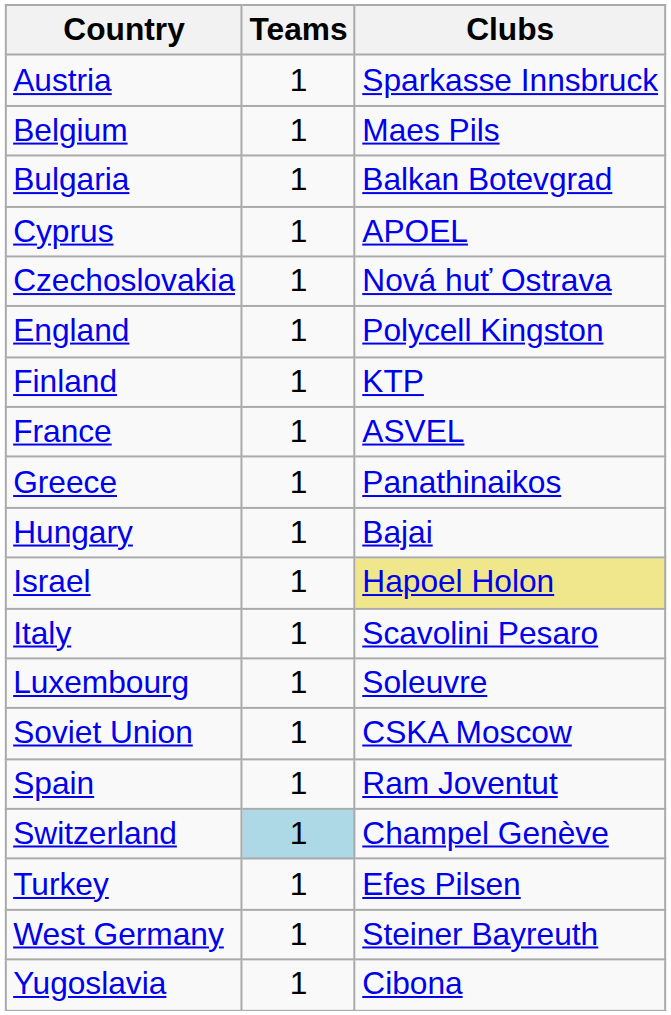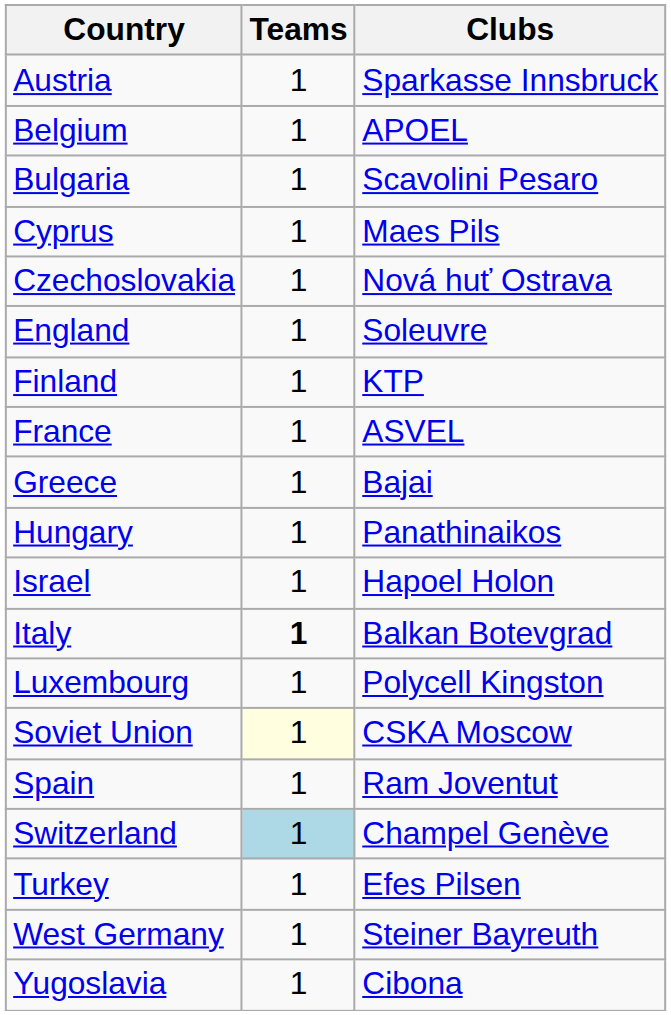(431, 130) Maes Pils -> (415, 130) APOEL
(487, 180) Balkan Botevgrad -> (480, 180) Scavolini Pesaro
(415, 230) APOEL -> (431, 230) Maes Pils
(483, 331) Polycell Kingston -> (425, 331) Soleuvre
(462, 481) Panathinaikos -> (397, 481) Bajai
(397, 532) Bajai -> (462, 532) Panathinaikos
(458, 582) khaki background -> (458, 582) no background
(299, 632) normal -> (299, 632) bold
(480, 632) Scavolini Pesaro -> (487, 632) Balkan Botevgrad
(425, 682) Soleuvre -> (483, 682) Polycell Kingston
(299, 733) no background -> (299, 733) lightyellow background
